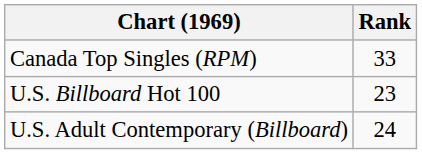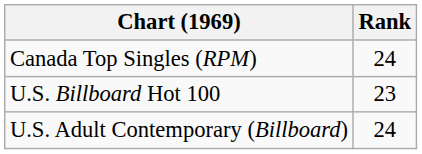(385, 58) 33 -> (385, 58) 24
